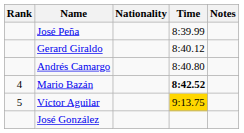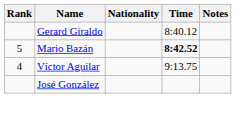- row: (58, 31)
- row: (74, 66)
(19, 84) 4 -> (19, 49) 5
(19, 102) 5 -> (19, 66) 4
(188, 102) gold background -> (181, 66) no background
